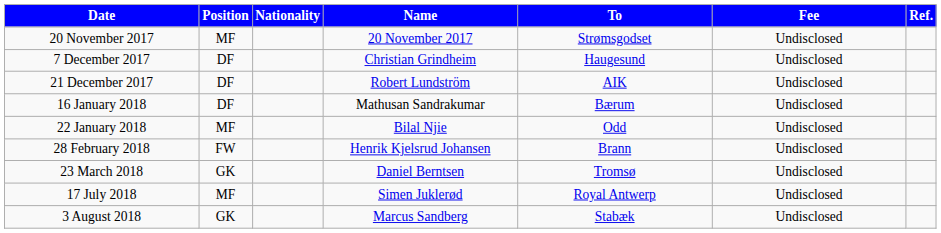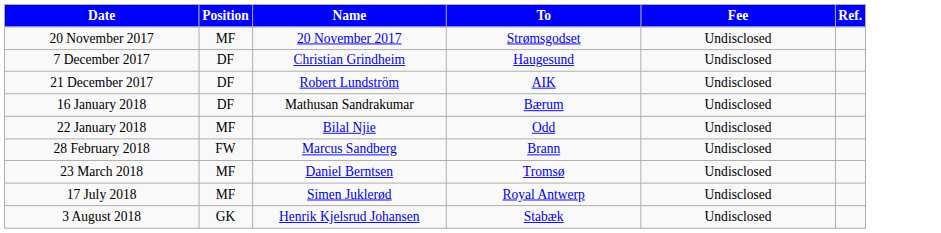- column: (288, 16)
(420, 150) Henrik Kjelsrud Johansen -> (349, 150) Marcus Sandberg
(225, 172) GK -> (225, 172) MF
(420, 216) Marcus Sandberg -> (349, 216) Henrik Kjelsrud Johansen
